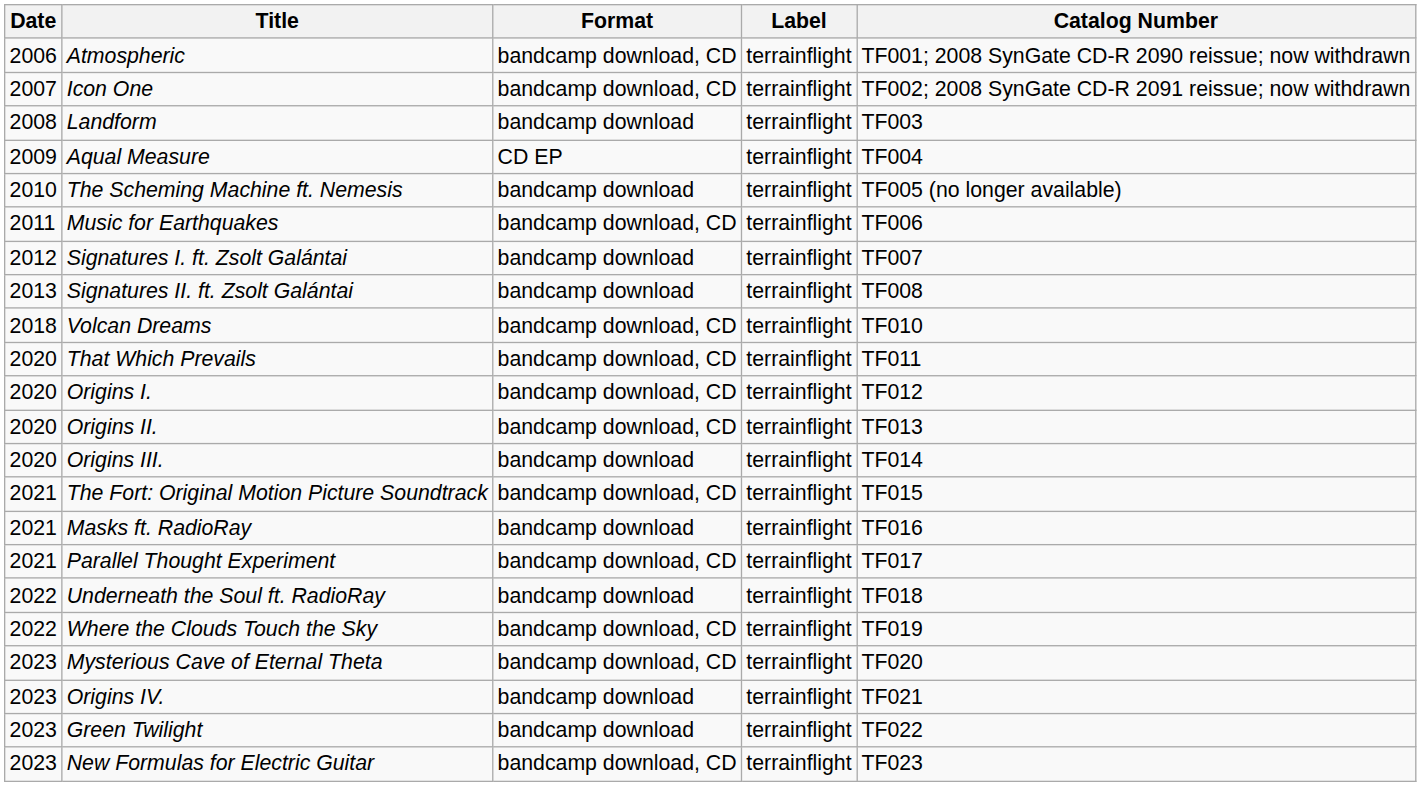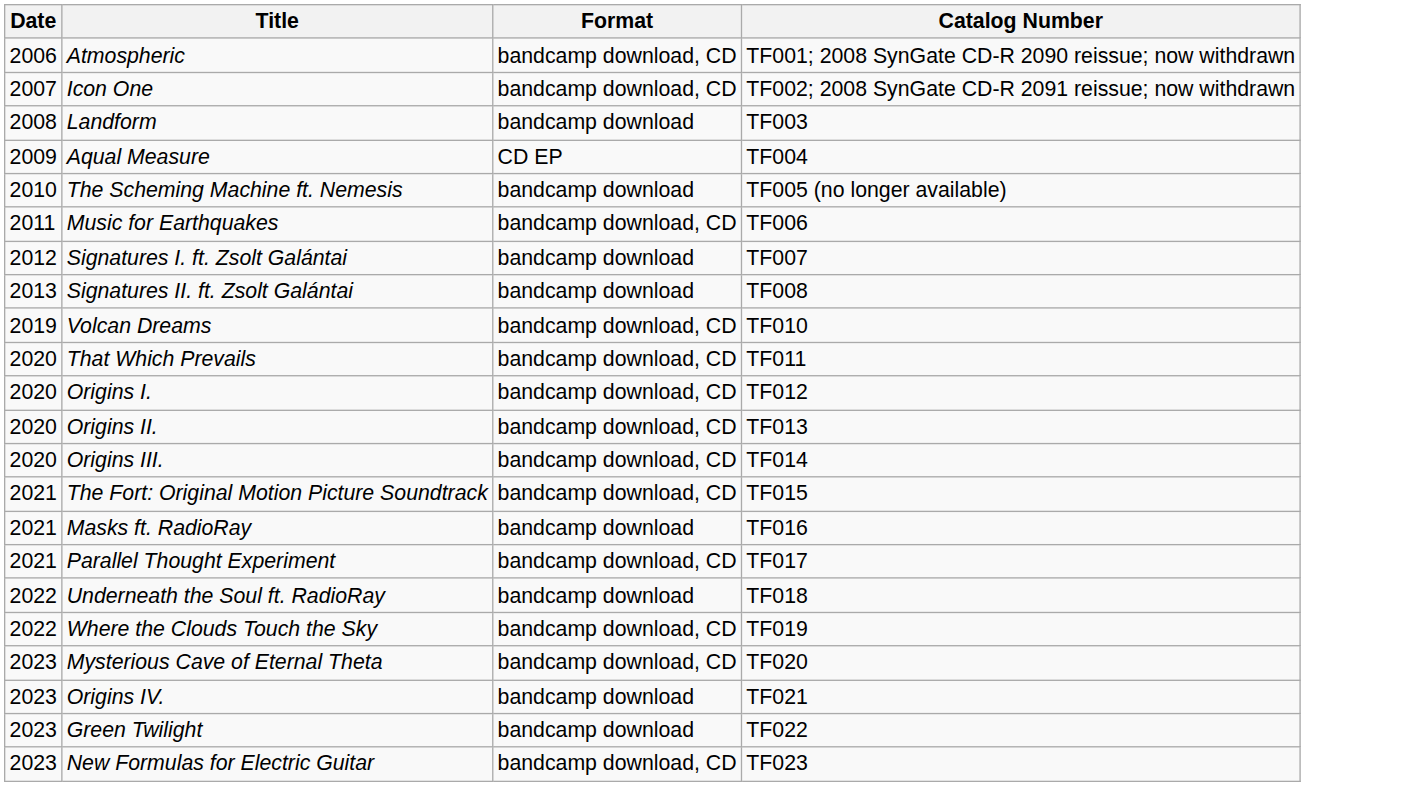- column: (799, 21)
(33, 325) 2018 -> (33, 325) 2019
(596, 460) bandcamp download -> (617, 460) bandcamp download, CD
